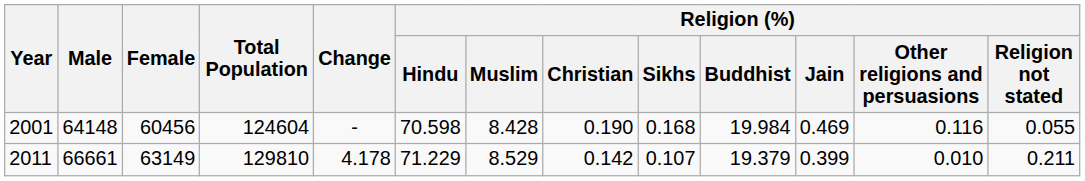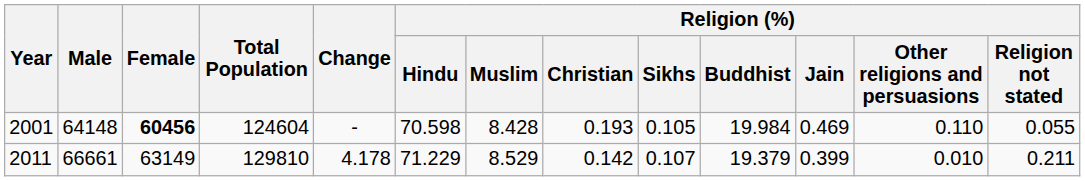(168, 127) normal -> (168, 127) bold
(609, 127) 0.190 -> (609, 127) 0.193
(671, 127) 0.168 -> (671, 127) 0.105
(959, 127) 0.116 -> (959, 127) 0.110
